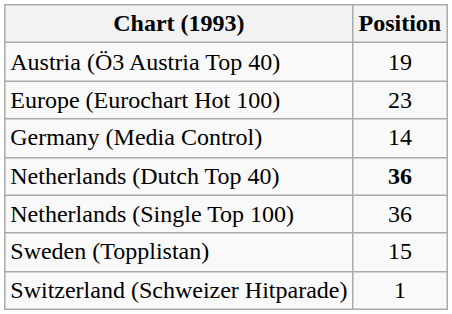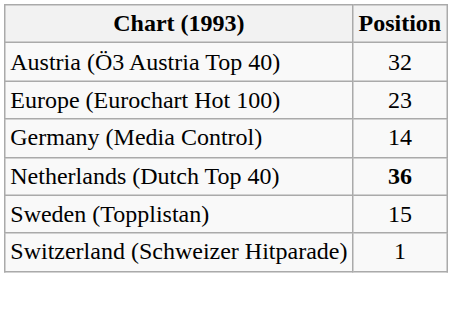(400, 61) 19 -> (400, 61) 32
- row: (152, 213)
